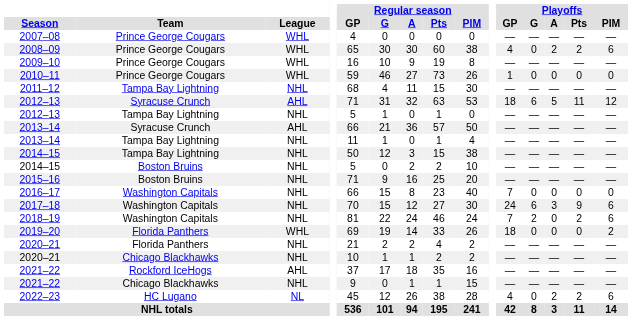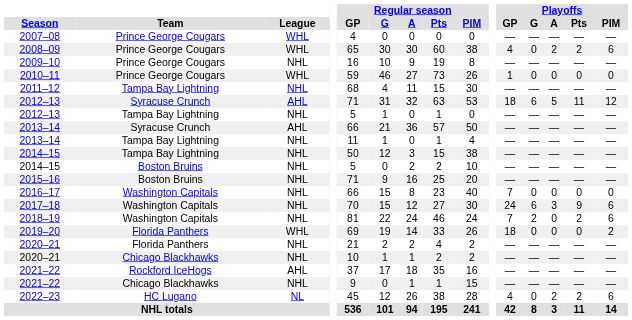(297, 62) WHL -> (297, 62) NHL
